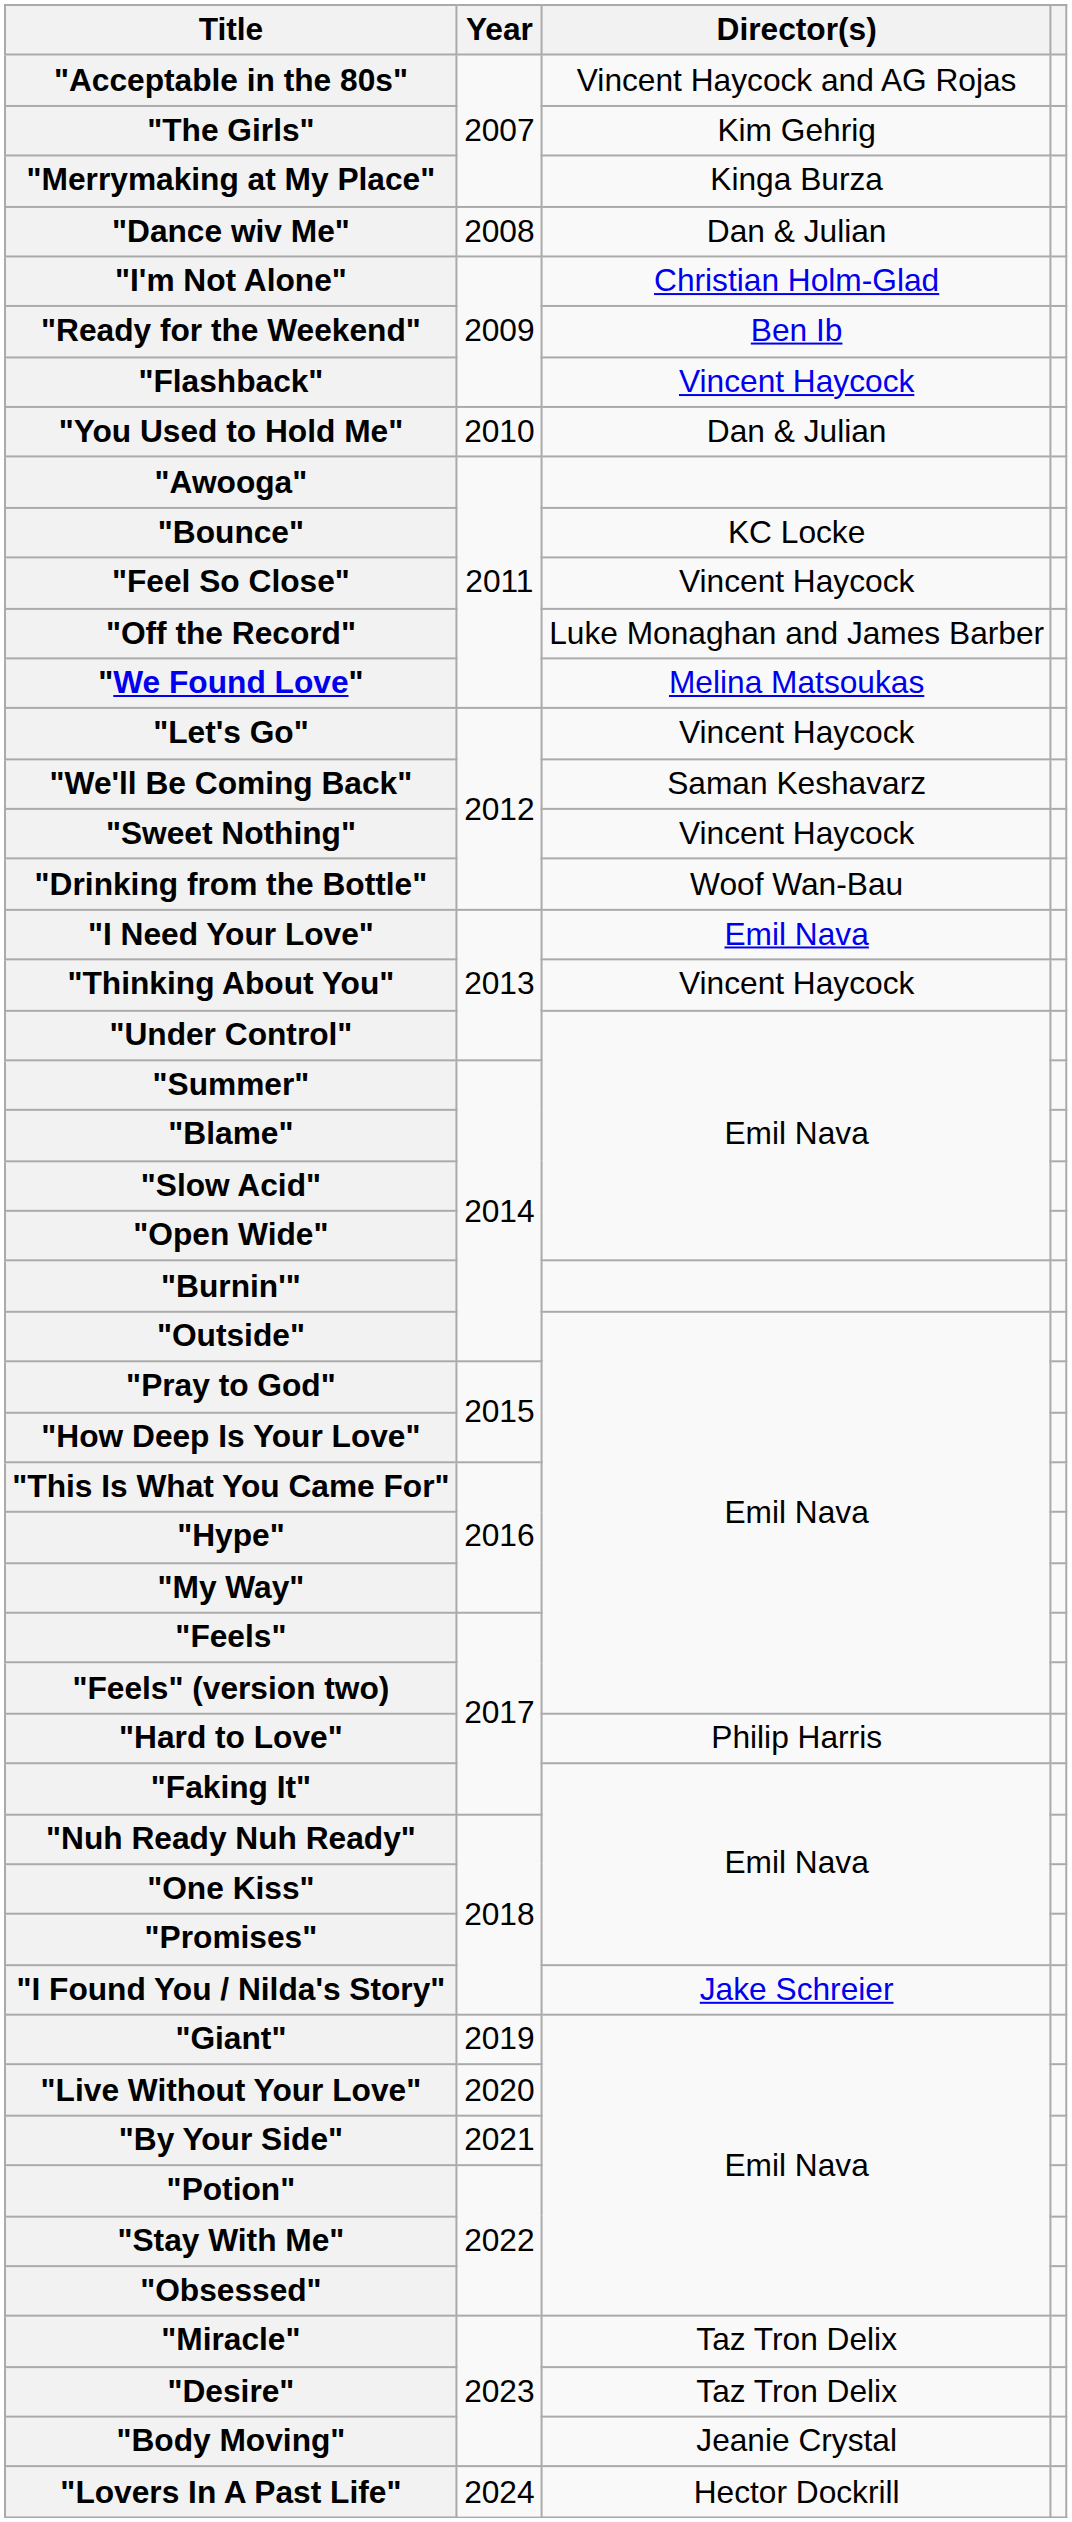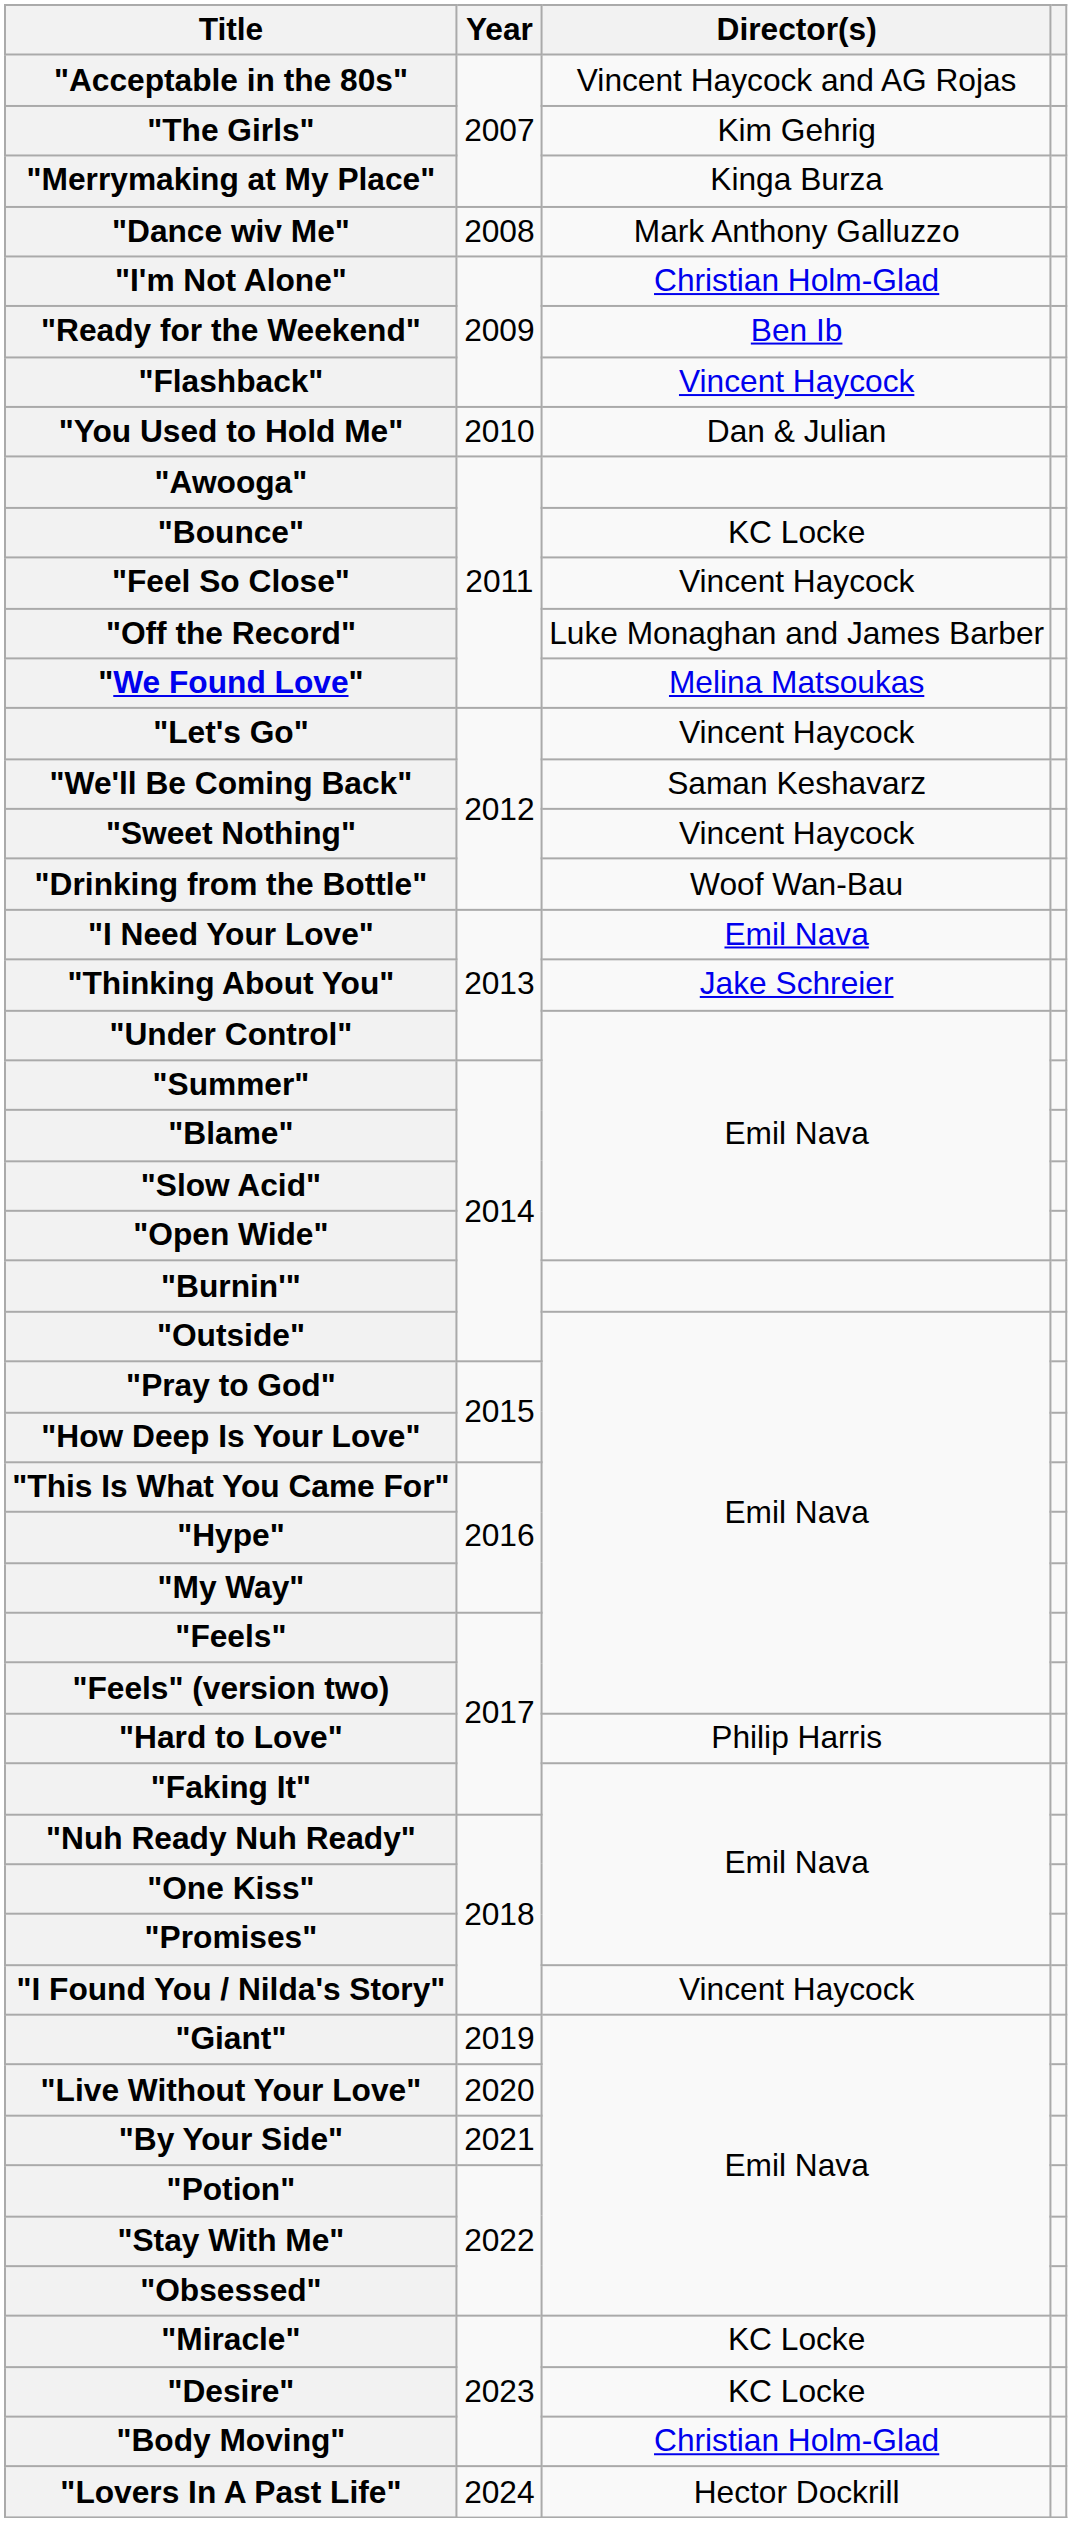(797, 230) Dan & Julian -> (797, 230) Mark Anthony Galluzzo
(797, 984) Vincent Haycock -> (797, 984) Jake Schreier
(797, 1989) Jake Schreier -> (797, 1989) Vincent Haycock
(797, 2340) Taz Tron Delix -> (797, 2340) KC Locke
(797, 2391) Taz Tron Delix -> (797, 2391) KC Locke
(797, 2441) Jeanie Crystal -> (797, 2441) Christian Holm-Glad
